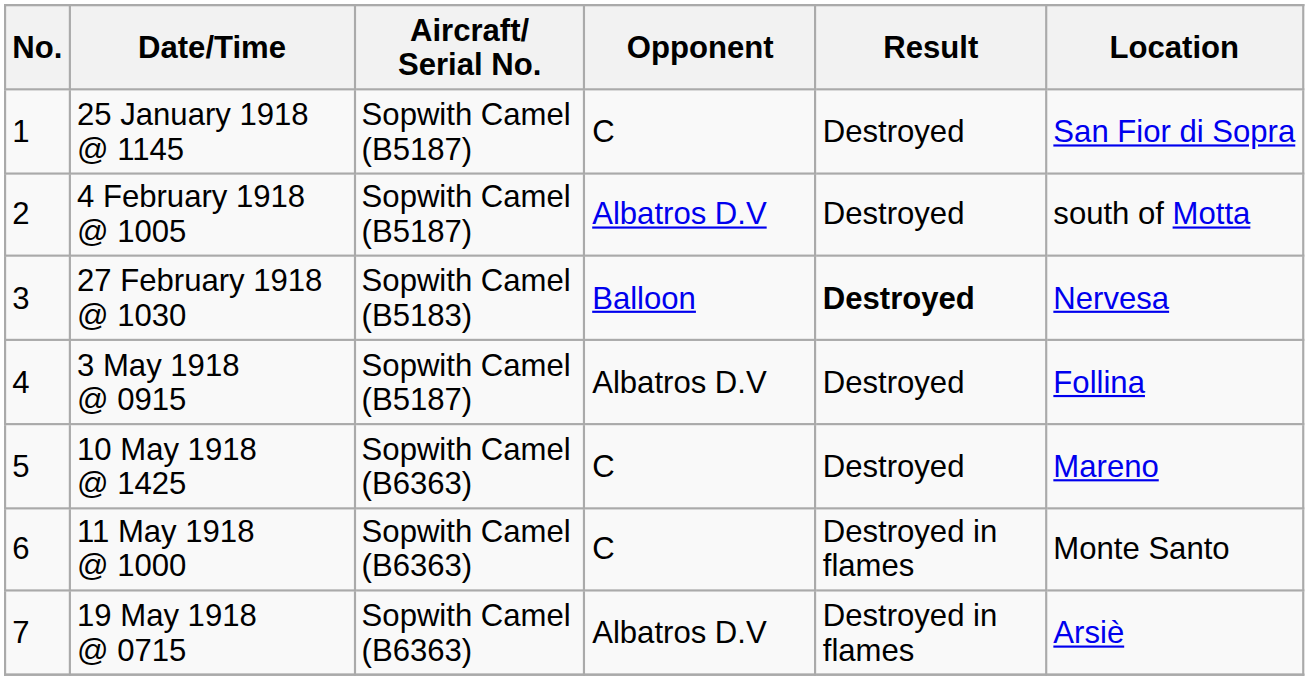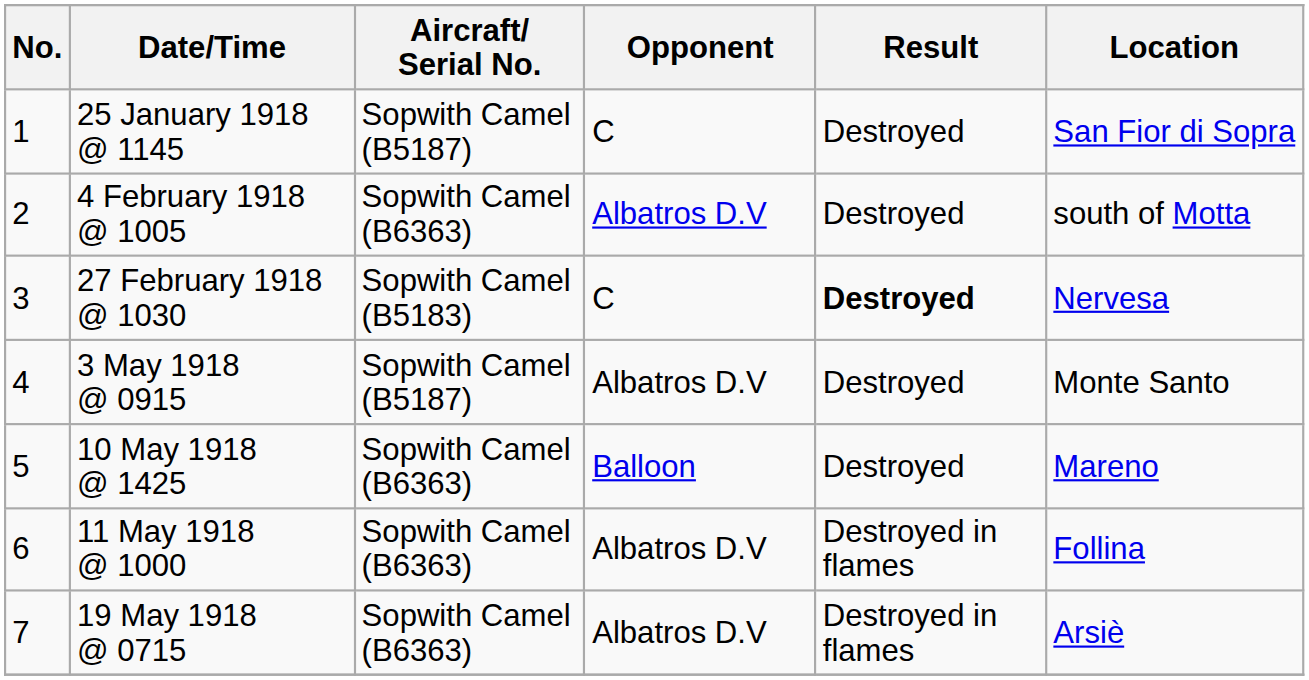(466, 215) Sopwith Camel (B5187) -> (466, 215) Sopwith Camel (B6363)
(644, 298) Balloon -> (603, 298) C
(1099, 382) Follina -> (1141, 382) Monte Santo
(603, 466) C -> (644, 466) Balloon
(603, 550) C -> (679, 550) Albatros D.V
(1141, 550) Monte Santo -> (1099, 550) Follina
